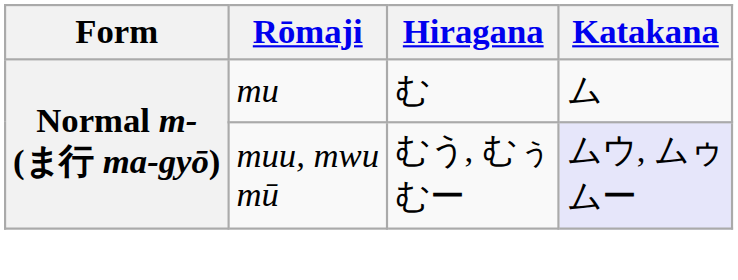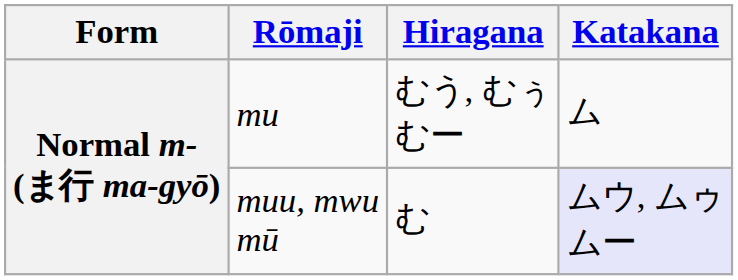(413, 89) む -> (473, 112) むう, むぅ むー
(473, 173) むう, むぅ むー -> (413, 219) む
